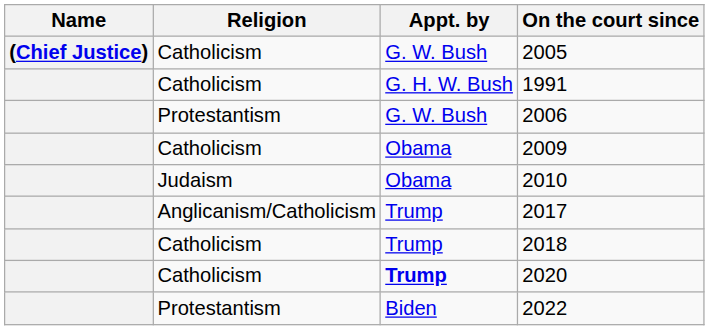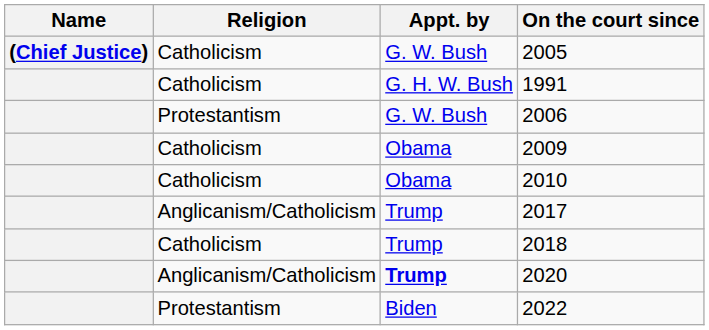(195, 180) Judaism -> (210, 180) Catholicism
(210, 276) Catholicism -> (267, 276) Anglicanism/Catholicism
